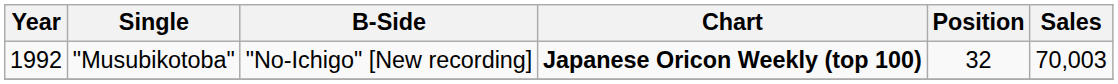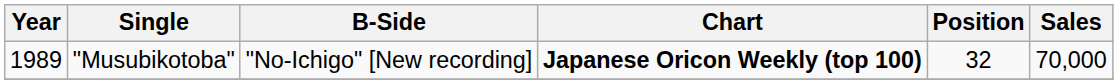(36, 60) 1992 -> (36, 60) 1989
(1071, 60) 70,003 -> (1071, 60) 70,000
